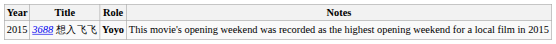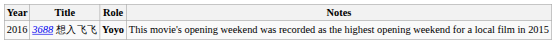(17, 30) 2015 -> (17, 30) 2016
